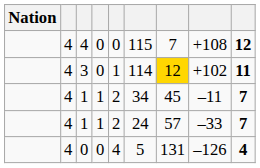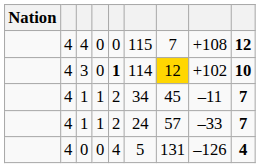(116, 70) normal -> (116, 70) bold
(243, 70) 11 -> (243, 70) 10
